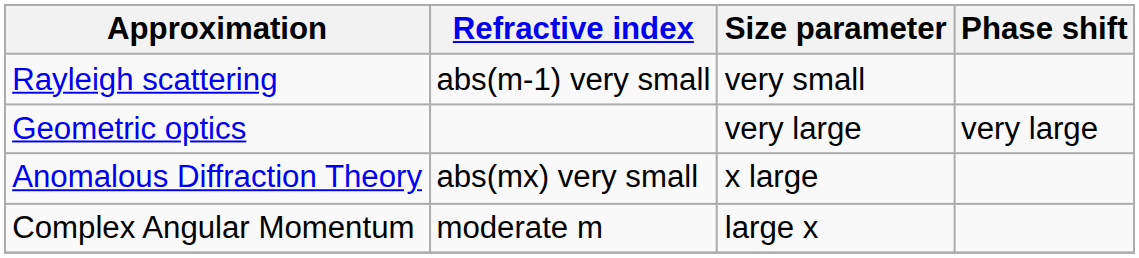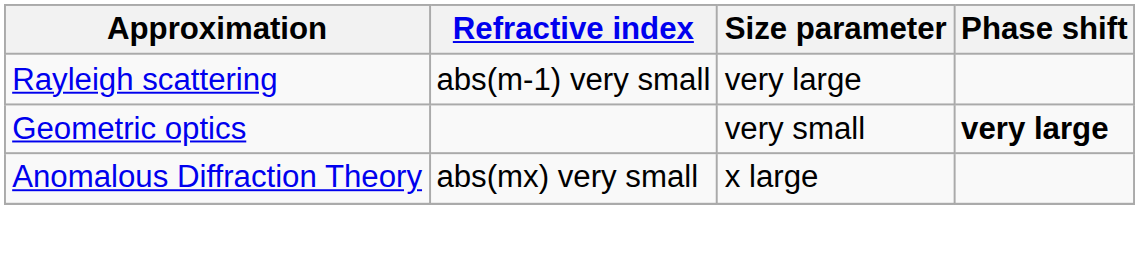(795, 78) very small -> (793, 78) very large
(793, 128) very large -> (795, 128) very small
(1030, 128) normal -> (1035, 128) bold
- row: (213, 227)
